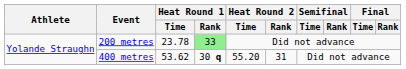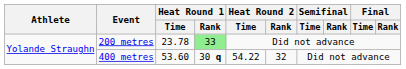(175, 57) 53.62 -> (175, 57) 53.60
(246, 57) 55.20 -> (246, 57) 54.22
(281, 57) 31 -> (281, 57) 32
